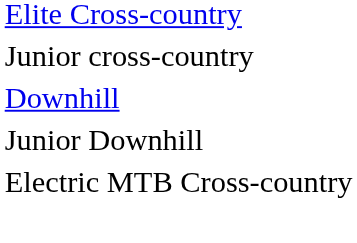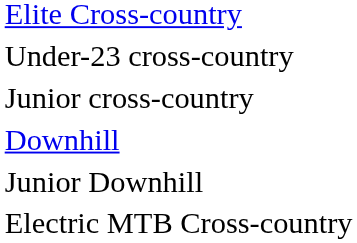+ row: (149, 56)
